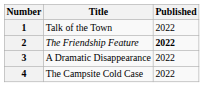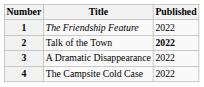(79, 27) Talk of the Town -> (92, 27) The Friendship Feature
(92, 43) The Friendship Feature -> (79, 43) Talk of the Town
